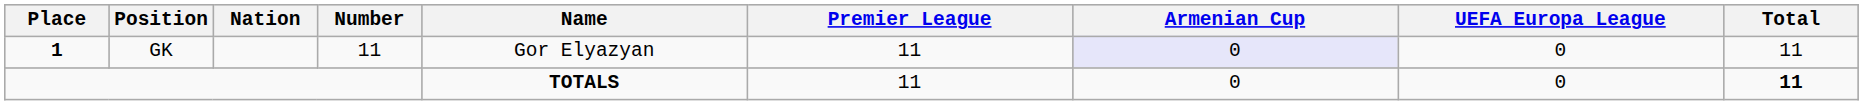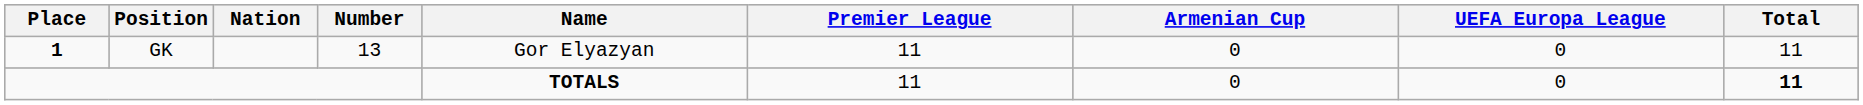(369, 52) 11 -> (369, 52) 13
(1235, 52) lavender background -> (1235, 52) no background
